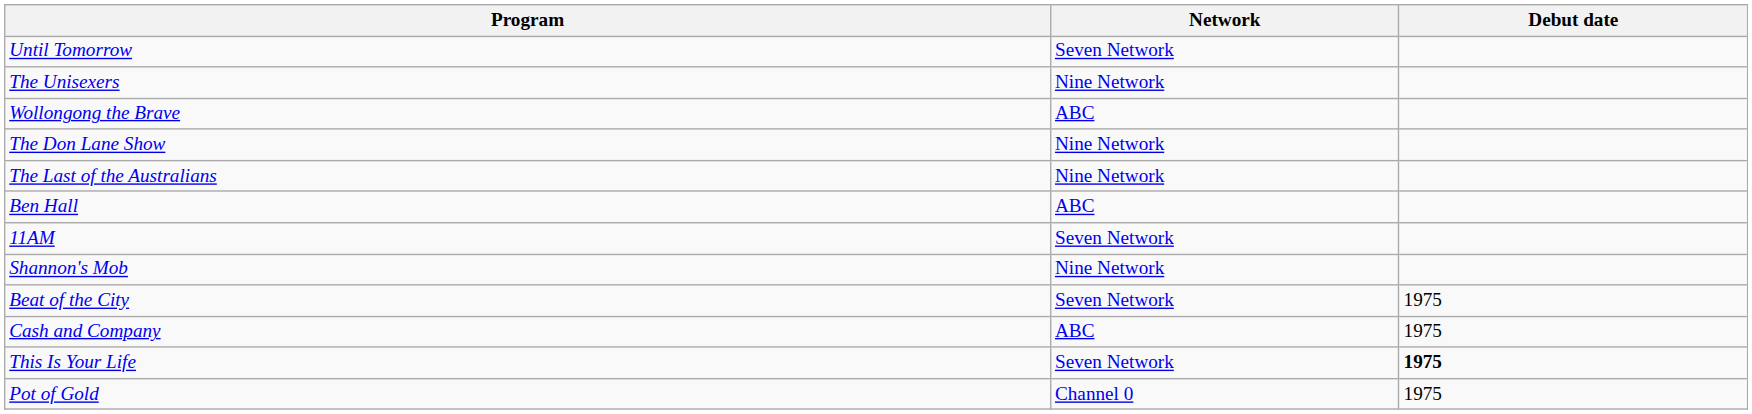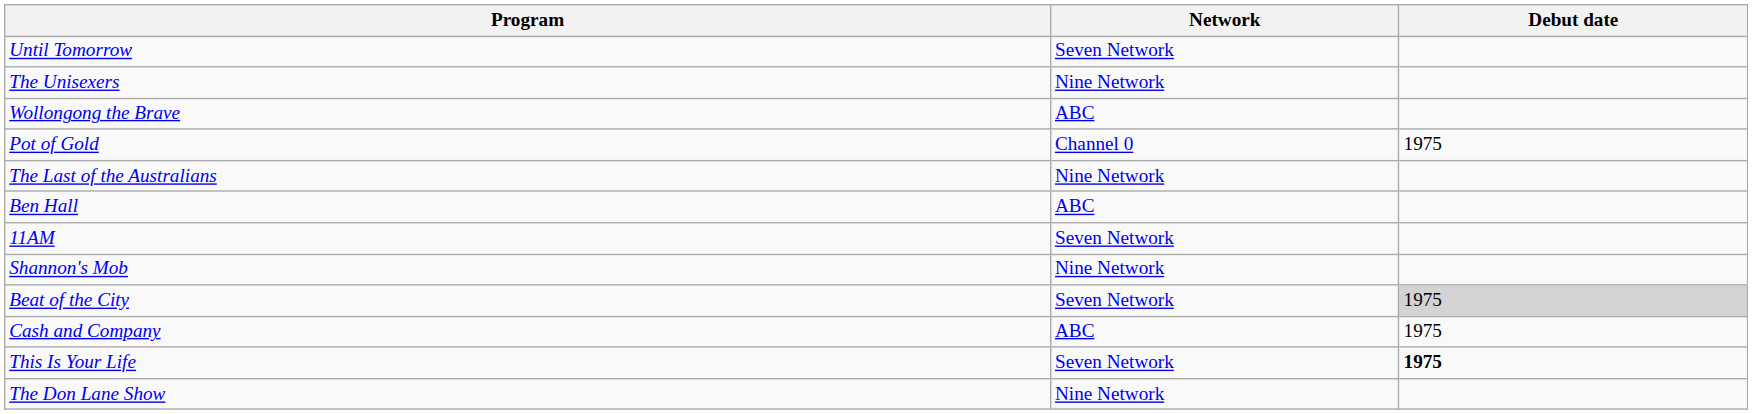rows swapped: (87, 144) <-> (54, 393)
(1423, 300) no background -> (1423, 300) lightgrey background
